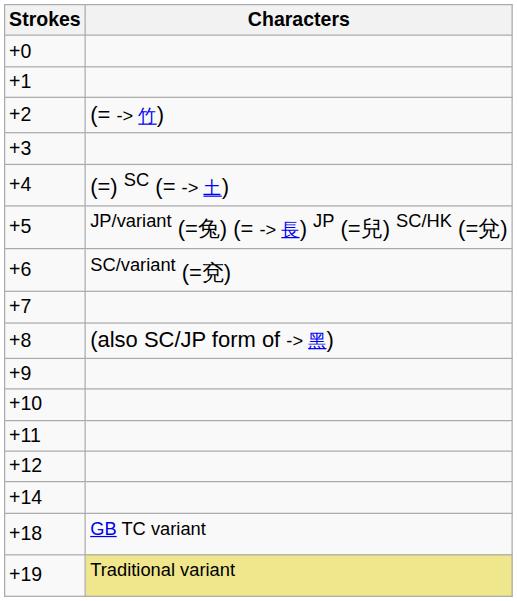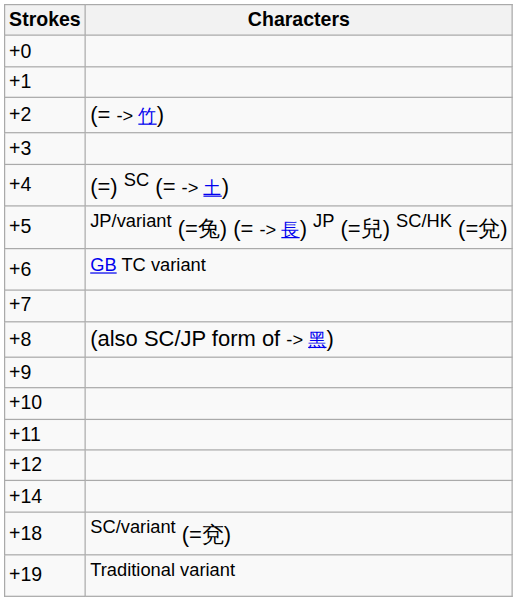(161, 269) SC/variant (=兗) -> (148, 264) GB TC variant
(148, 528) GB TC variant -> (161, 532) SC/variant (=兗)
(163, 570) khaki background -> (163, 570) no background
